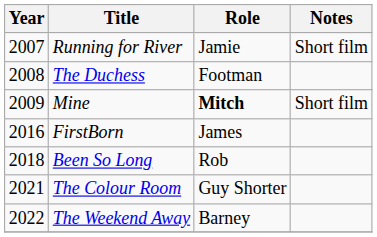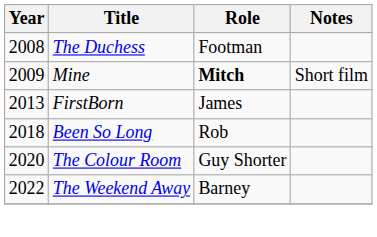- row: (117, 47)
(27, 132) 2016 -> (27, 103) 2013
(27, 189) 2021 -> (27, 160) 2020
